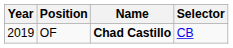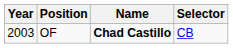(21, 33) 2019 -> (21, 33) 2003
